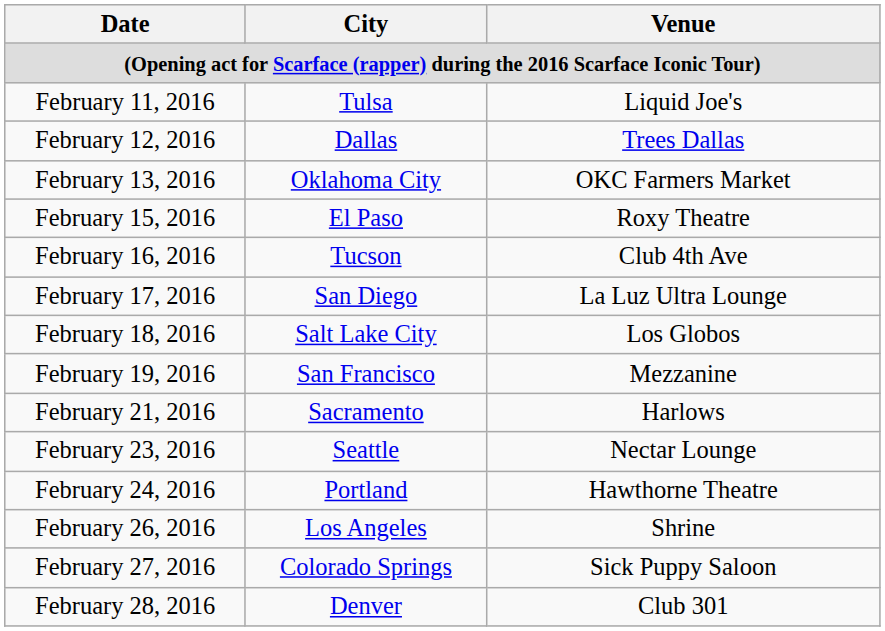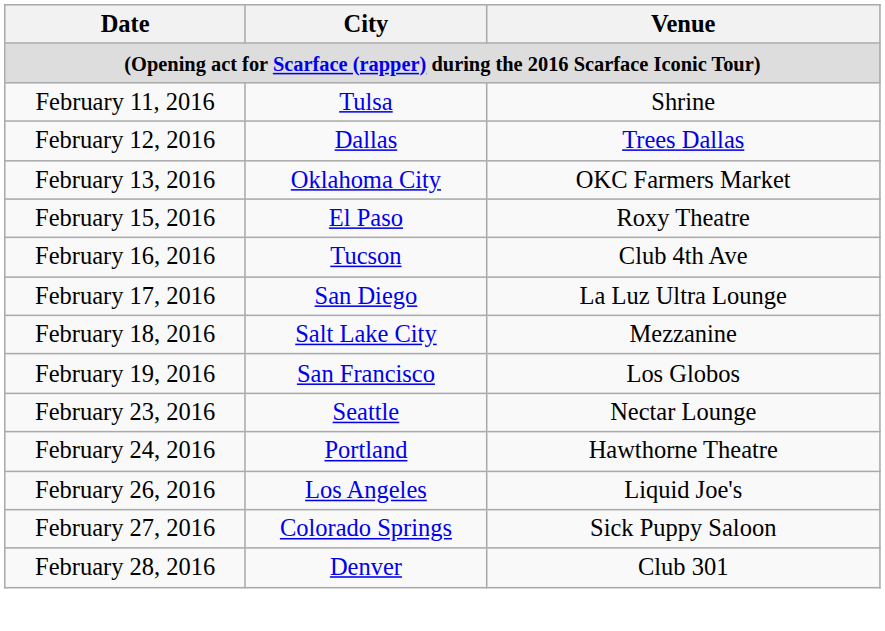(683, 101) Liquid Joe's -> (683, 101) Shrine
(683, 334) Los Globos -> (683, 334) Mezzanine
(683, 373) Mezzanine -> (683, 373) Los Globos
- row: (125, 412)
(683, 528) Shrine -> (683, 489) Liquid Joe's
